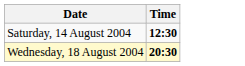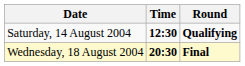+ column: (210, 14)
